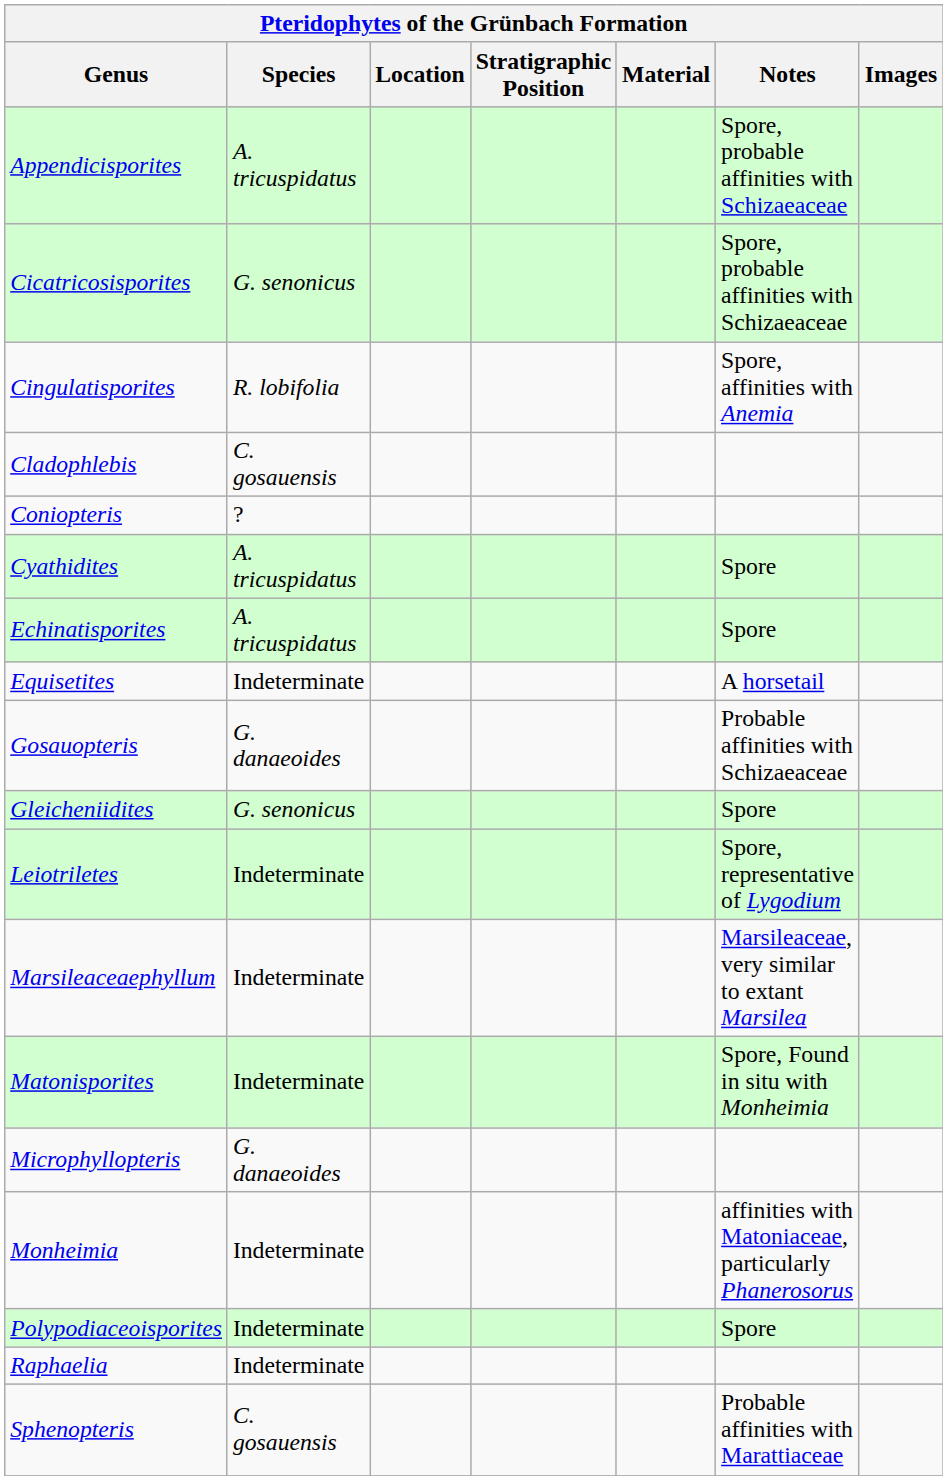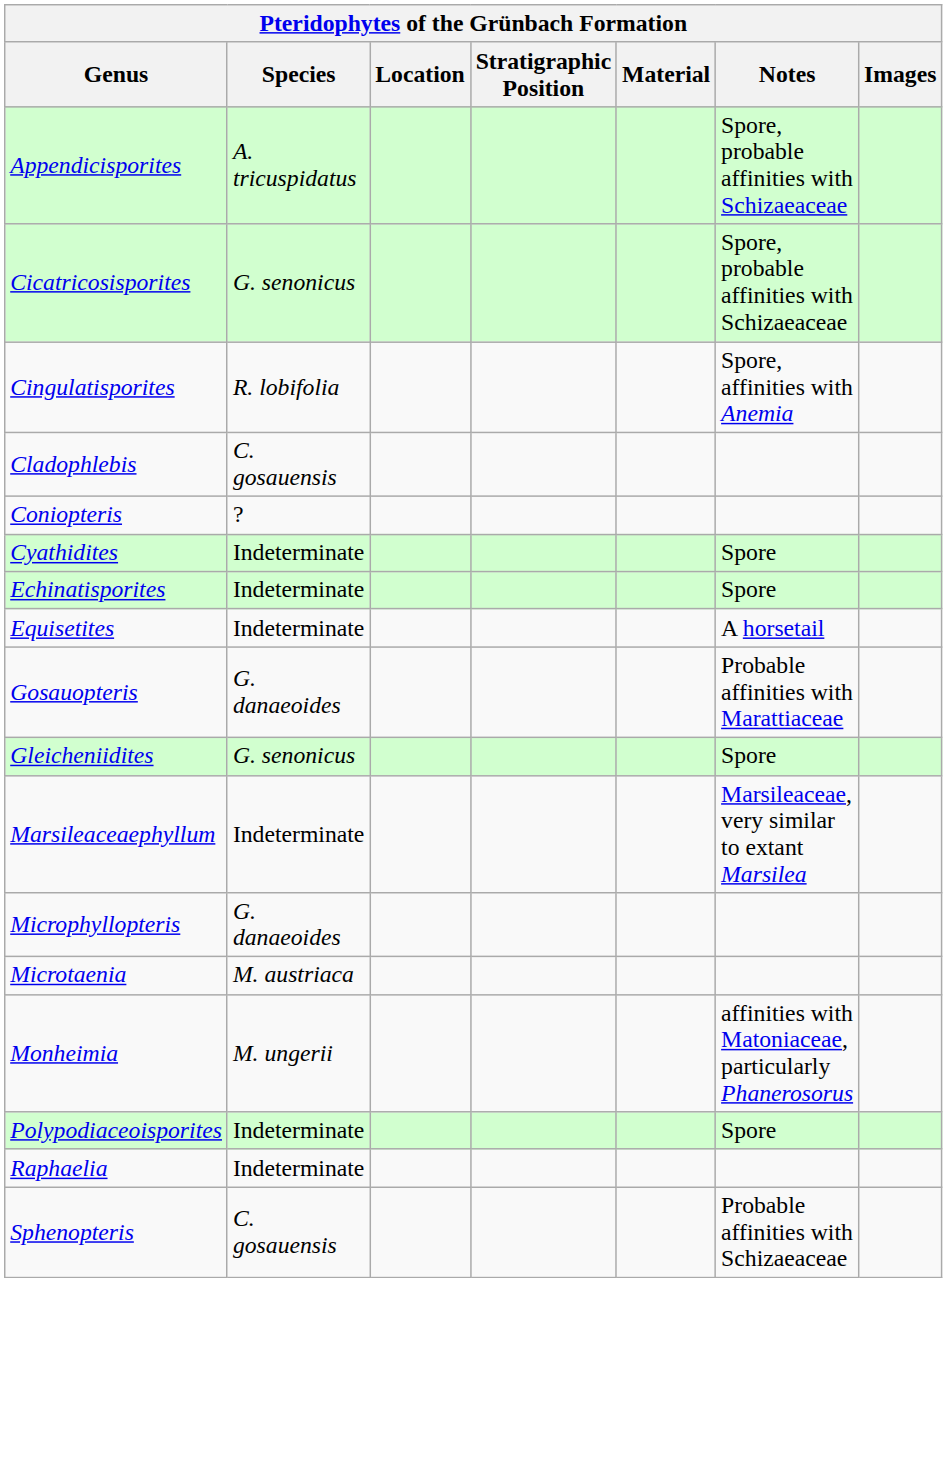(295, 565) A. tricuspidatus -> (299, 552) Indeterminate
(295, 630) A. tricuspidatus -> (299, 590) Indeterminate
(787, 745) Probable affinities with Schizaeaceae -> (787, 691) Probable affinities with Marattiaceae
- row: (64, 873)
- row: (82, 1081)
+ row: (68, 975)
(299, 1250) Indeterminate -> (283, 1052) M. ungerii
(787, 1429) Probable affinities with Marattiaceae -> (787, 1232) Probable affinities with Schizaeaceae
